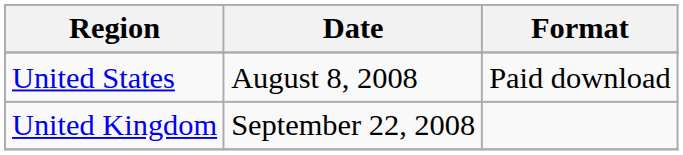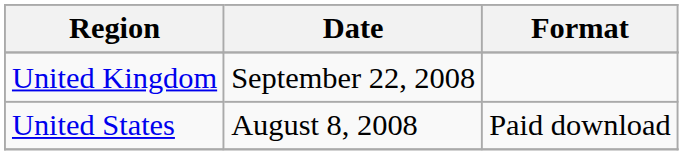rows swapped: (115, 125) <-> (93, 76)
